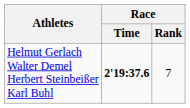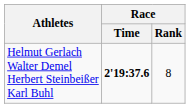(168, 73) 7 -> (168, 73) 8
